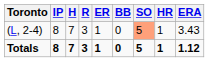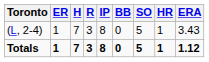columns swapped: (58, 13) <-> (102, 13)
(139, 30) lightsalmon background -> (139, 30) no background
